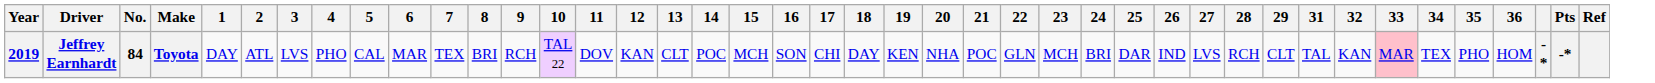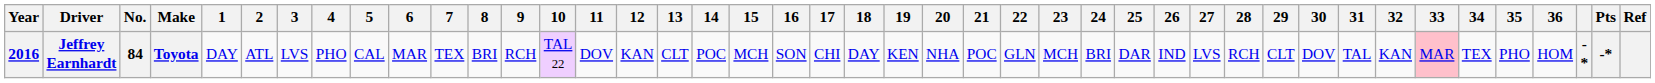+ column: (1319, 17)
(24, 53) 2019 -> (24, 53) 2016
